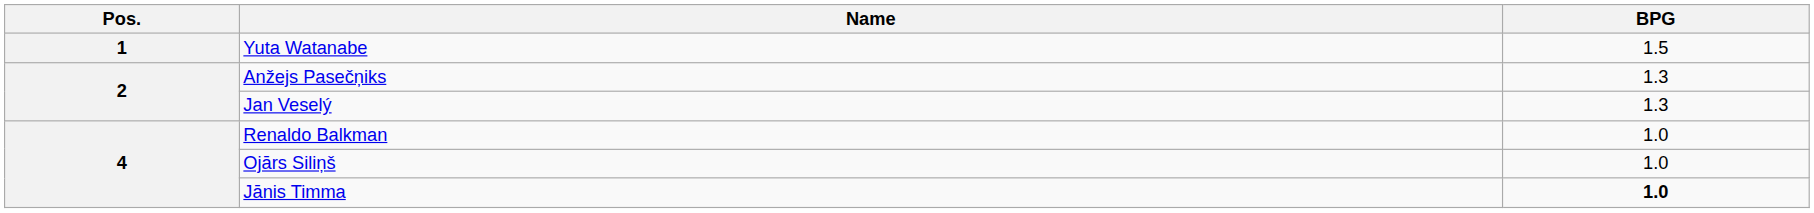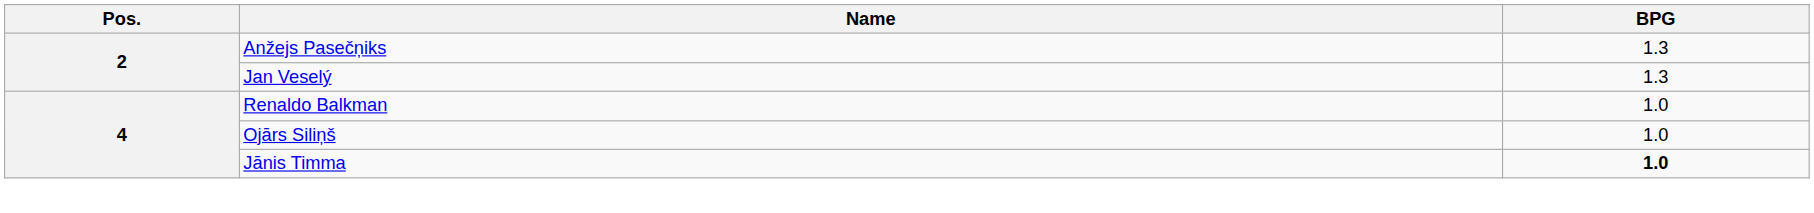- row: (305, 47)
